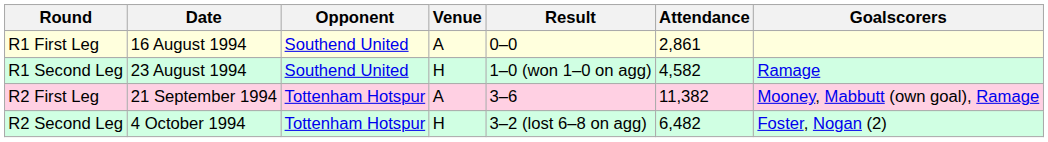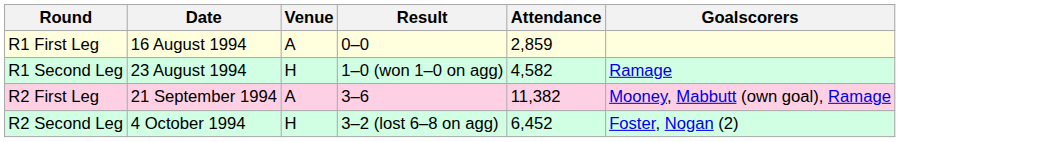- column: (355, 17)
(680, 44) 2,861 -> (532, 44) 2,859
(680, 123) 6,482 -> (532, 123) 6,452
